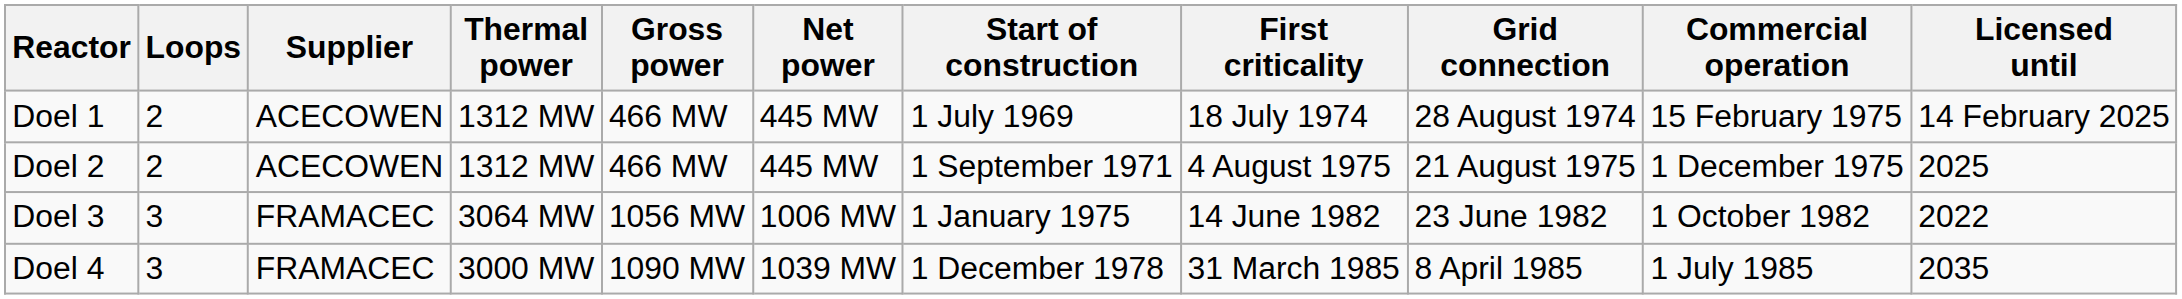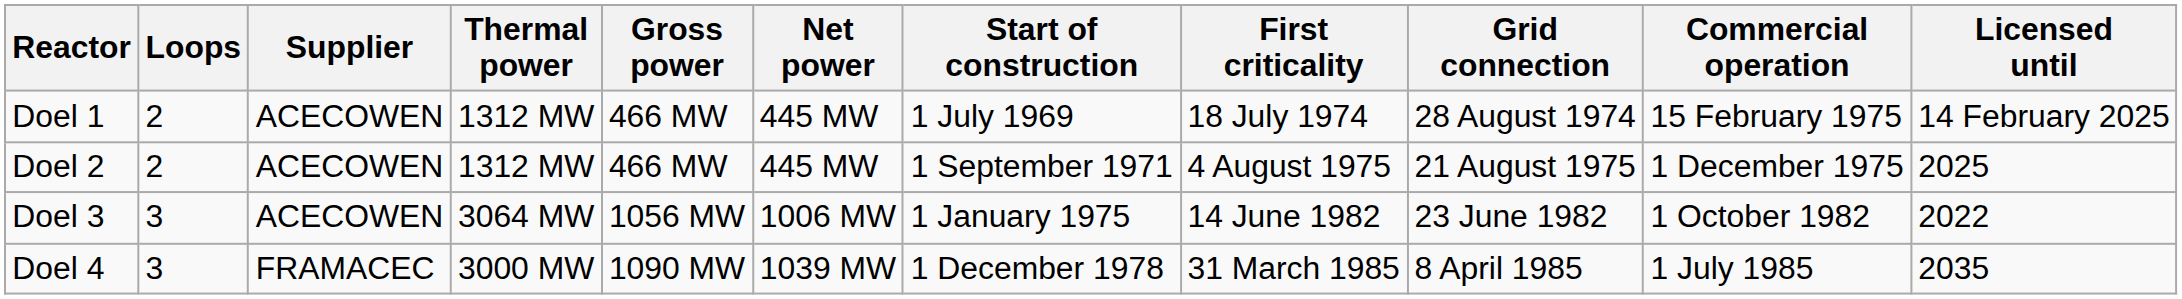(345, 217) FRAMACEC -> (350, 217) ACECOWEN
